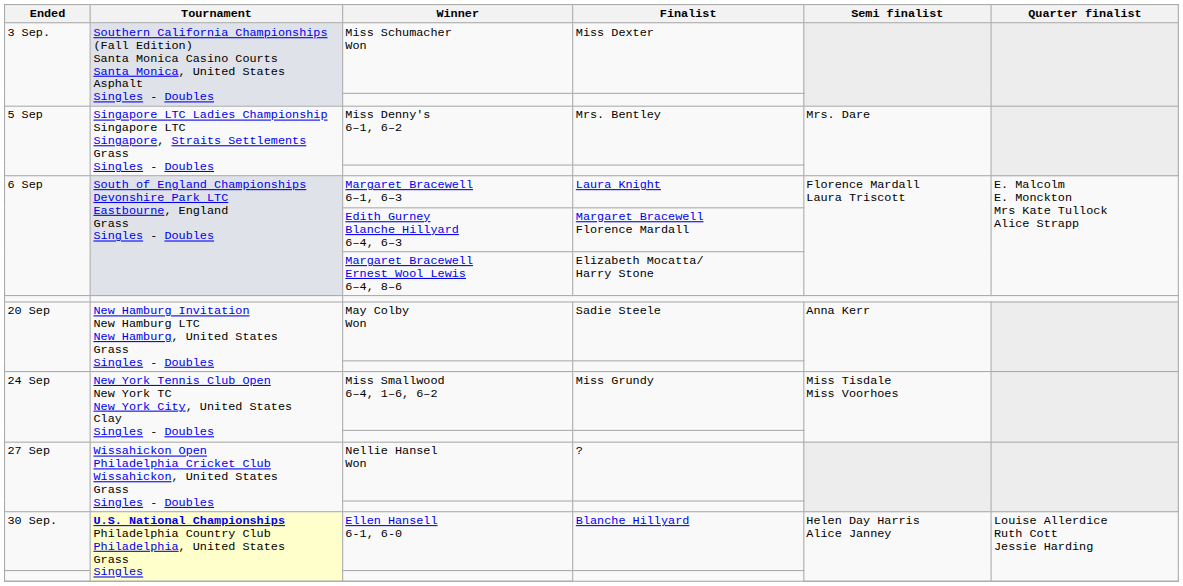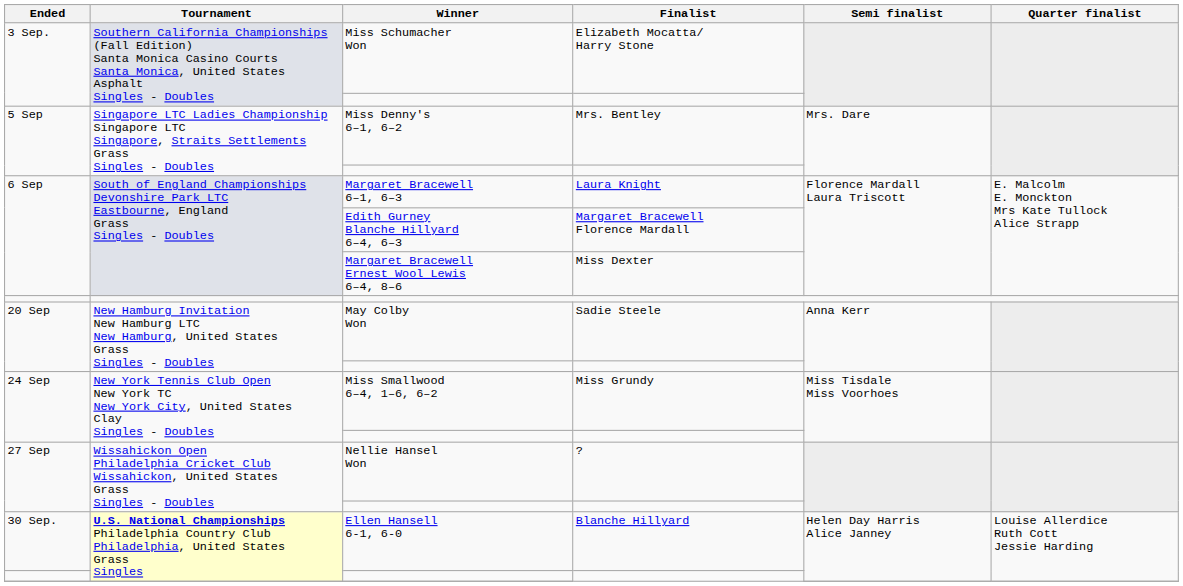(615, 33) Miss Dexter -> (640, 39) Elizabeth Mocatta/ Harry Stone
(640, 268) Elizabeth Mocatta/ Harry Stone -> (615, 261) Miss Dexter
